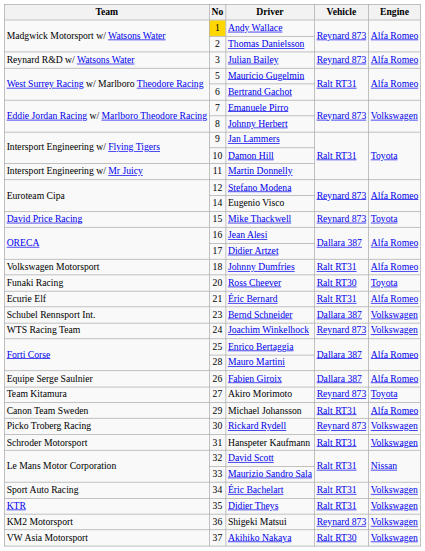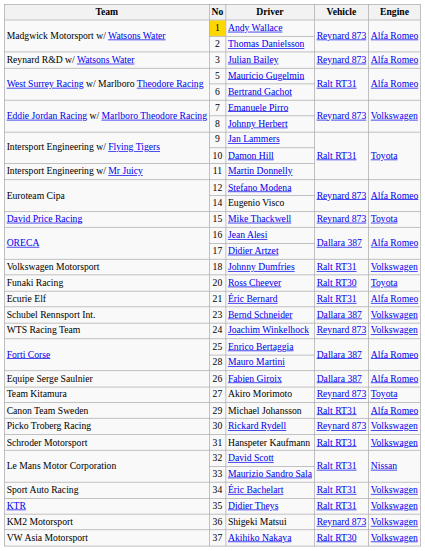(395, 266) Alfa Romeo -> (394, 266) Volkswagen
